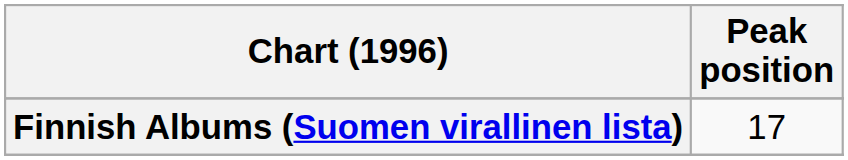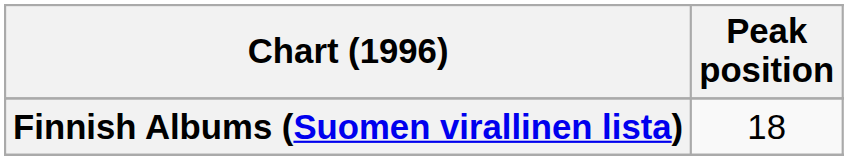(767, 126) 17 -> (767, 126) 18
